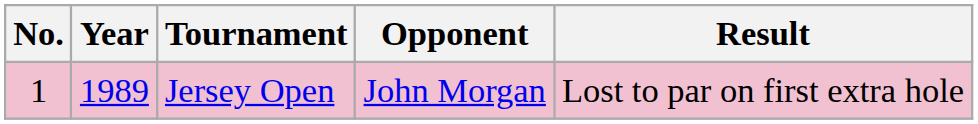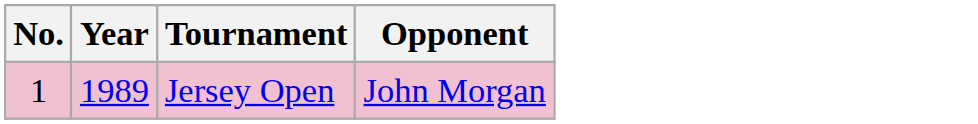- column: (763, 33)
